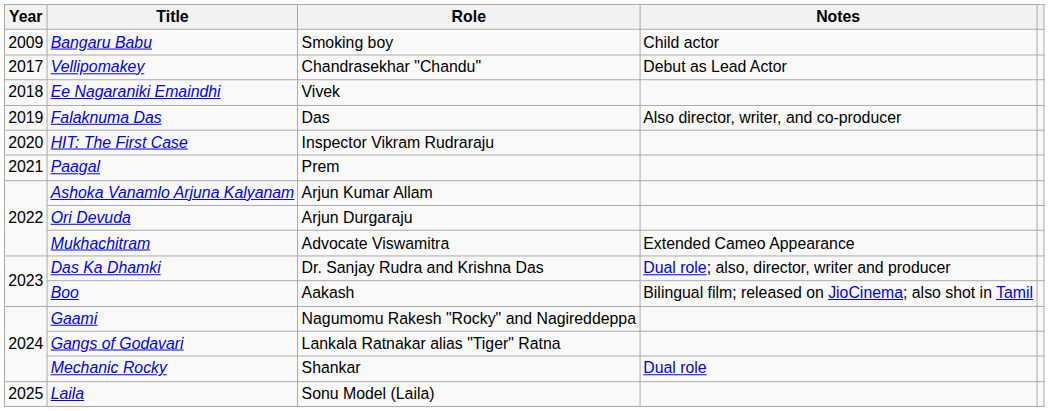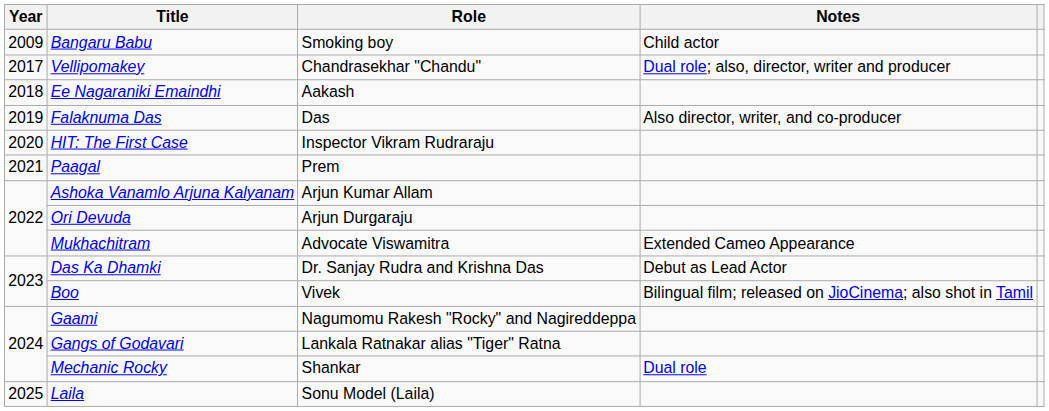(715, 67) Debut as Lead Actor -> (797, 67) Dual role; also, director, writer and producer
(321, 92) Vivek -> (328, 92) Aakash
(797, 268) Dual role; also, director, writer and producer -> (715, 268) Debut as Lead Actor
(328, 293) Aakash -> (321, 293) Vivek
